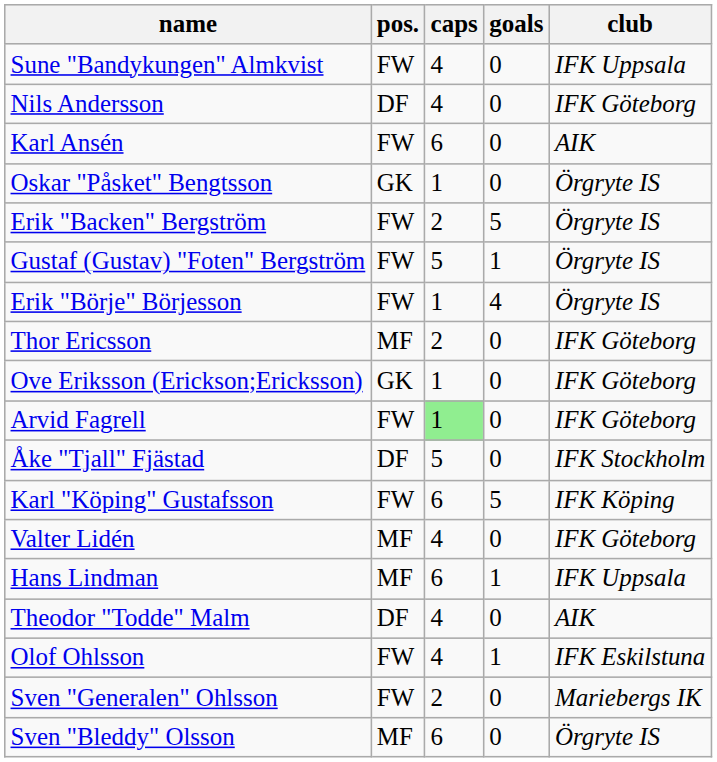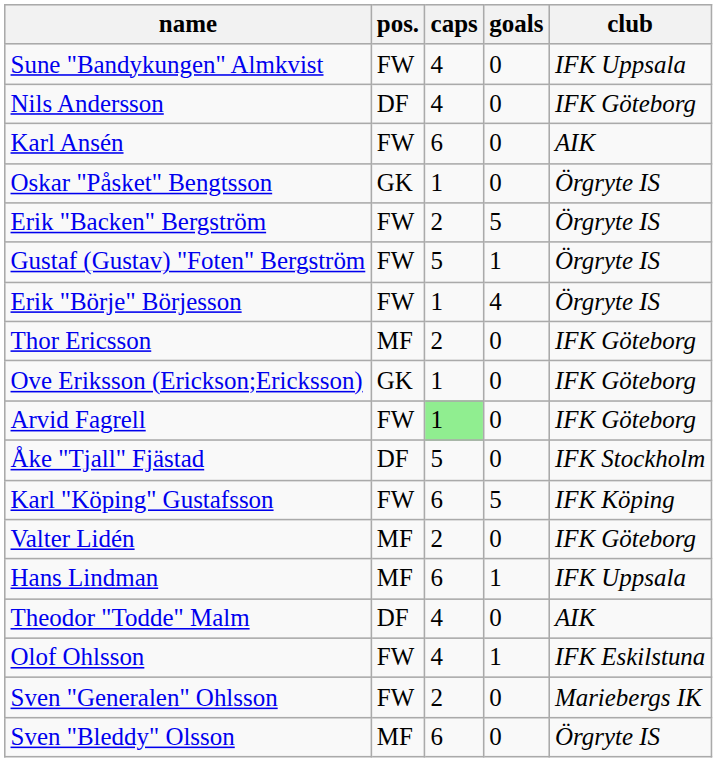(437, 538) 4 -> (437, 538) 2
